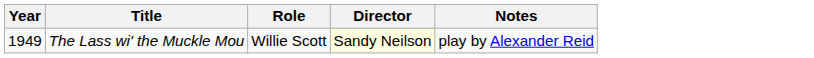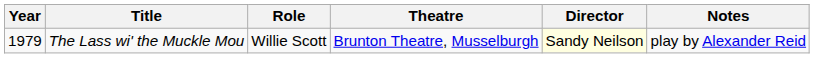+ column: (436, 16)
(25, 40) 1949 -> (25, 40) 1979
